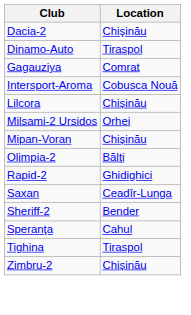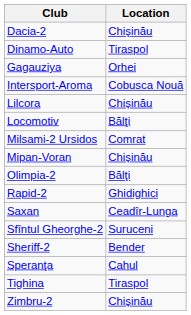(121, 67) Comrat -> (122, 67) Orhei
+ row: (33, 121)
(116, 121) Orhei -> (127, 139) Comrat
+ row: (55, 229)
